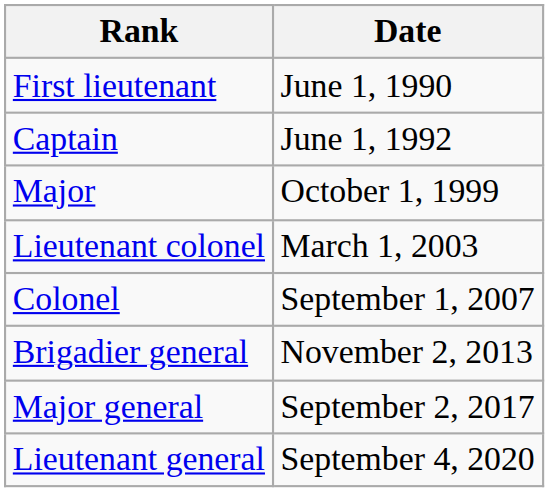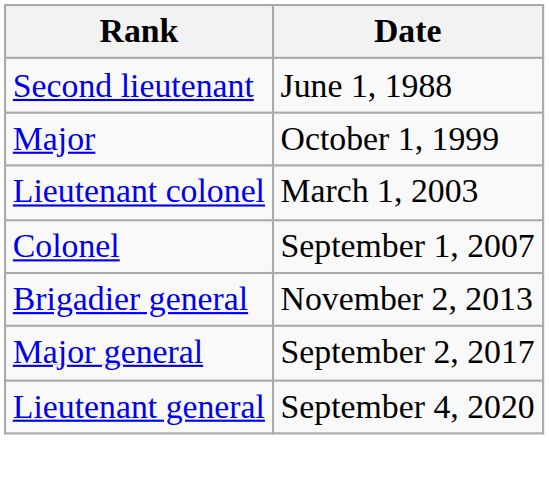+ row: (133, 84)
- row: (115, 84)
- row: (65, 138)
